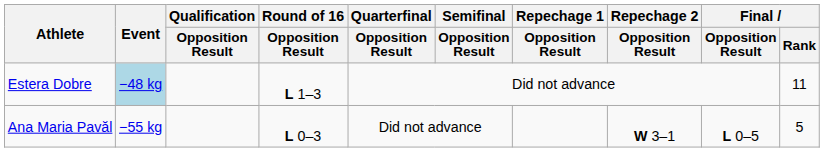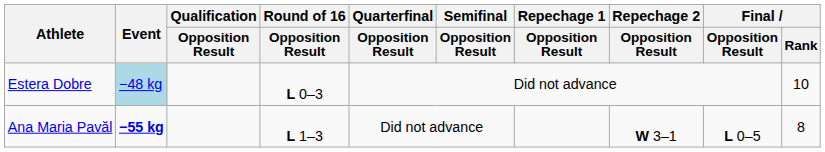(303, 94) L 1–3 -> (305, 94) L 0–3
(799, 85) 11 -> (801, 85) 10
(141, 127) normal -> (141, 127) bold
(303, 136) L 0–3 -> (305, 136) L 1–3
(799, 127) 5 -> (801, 127) 8
